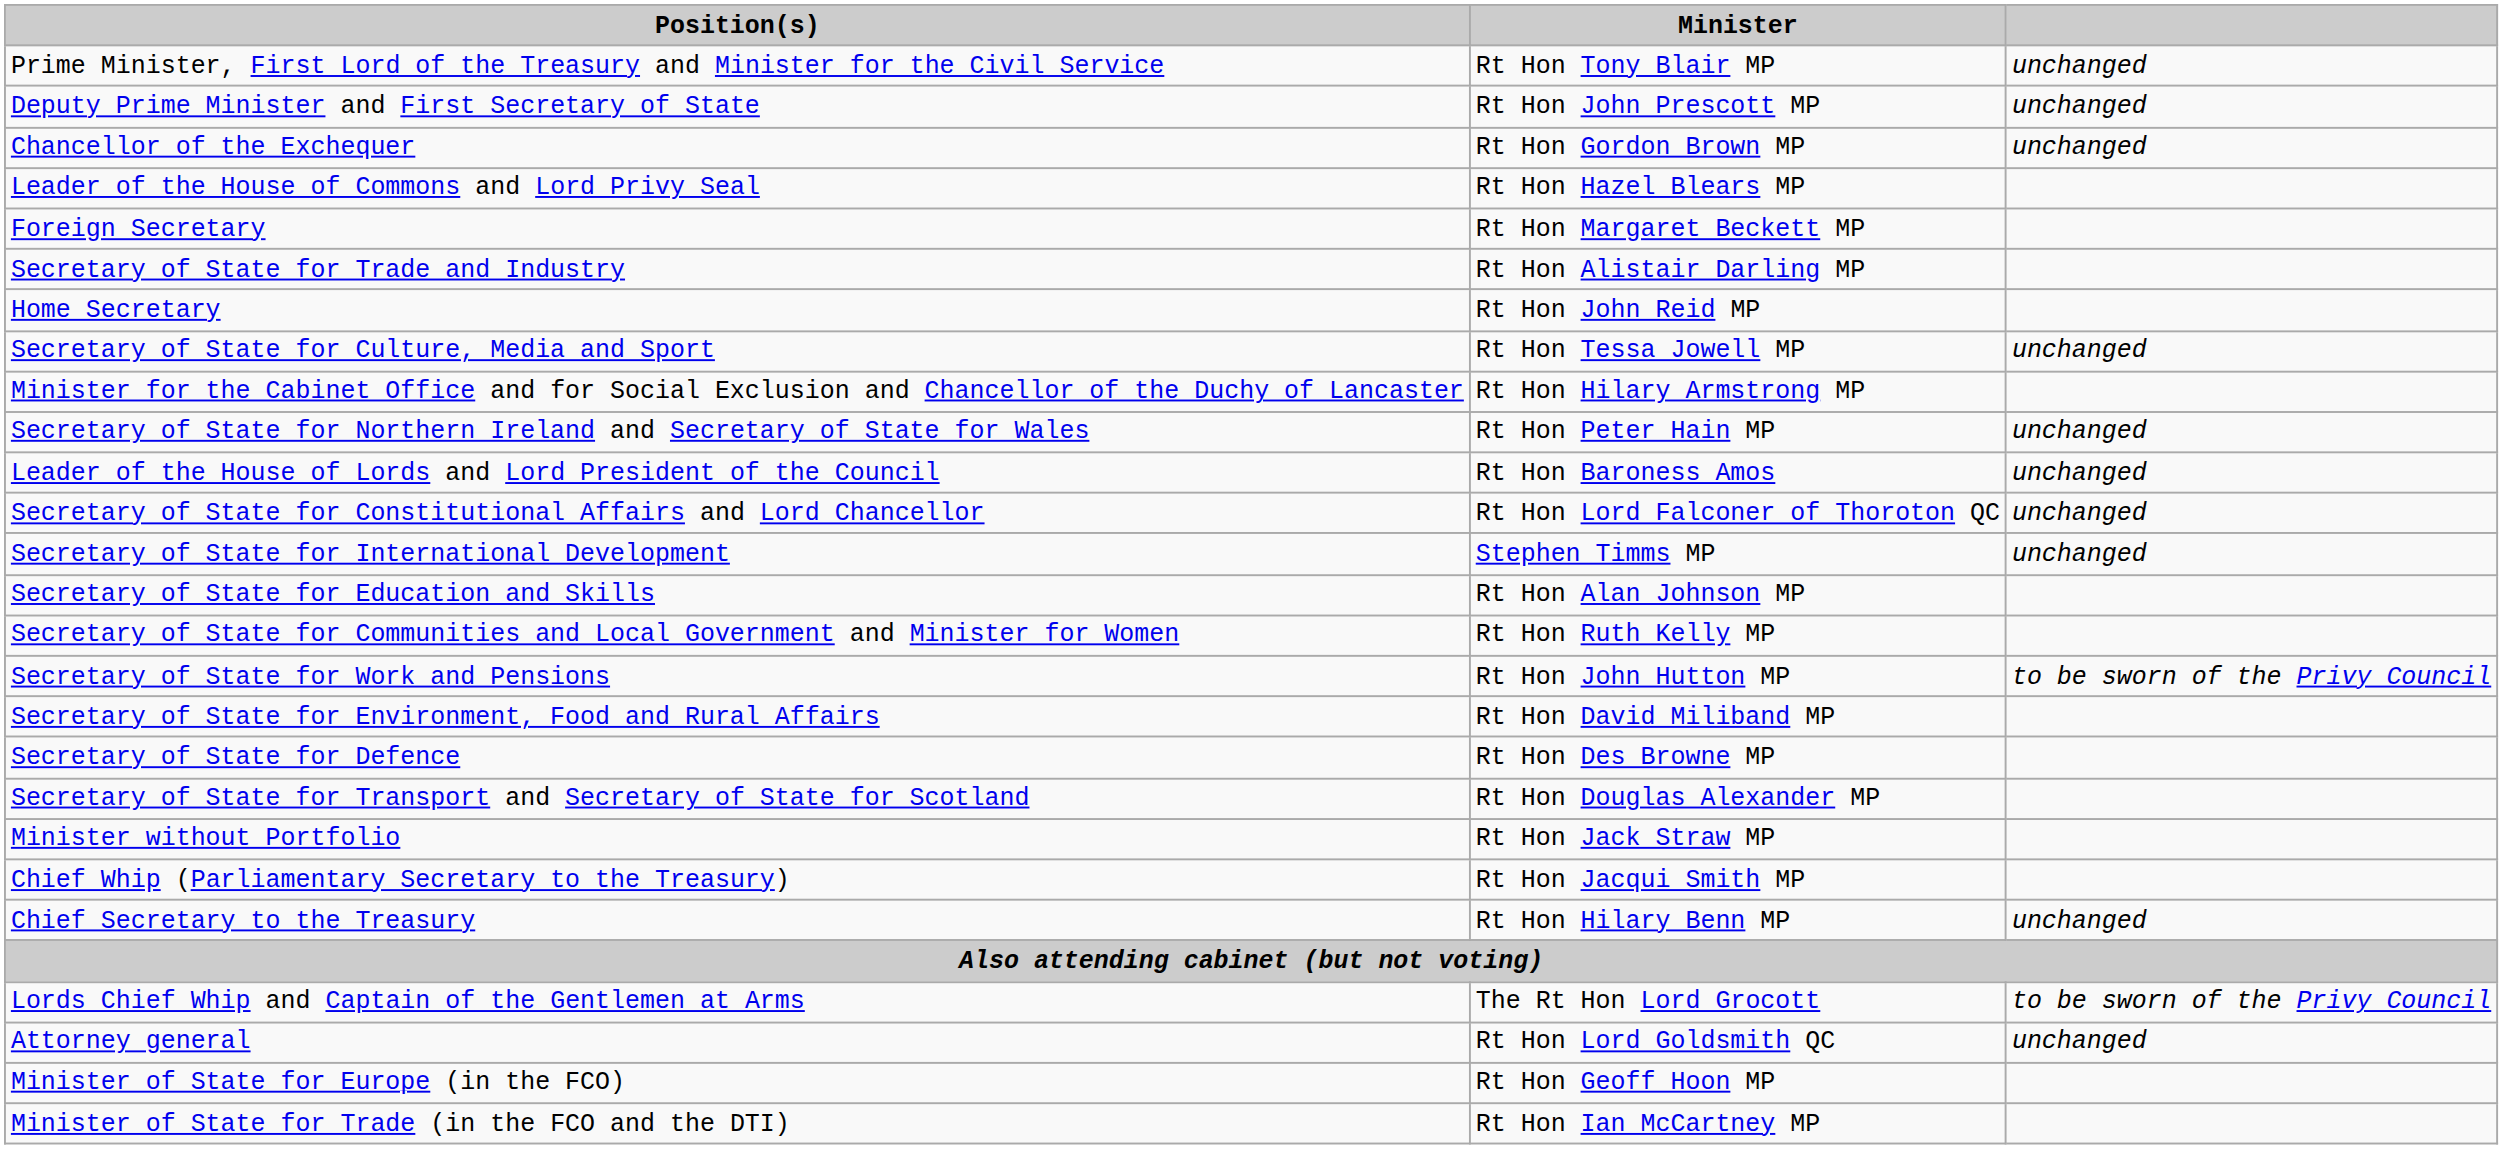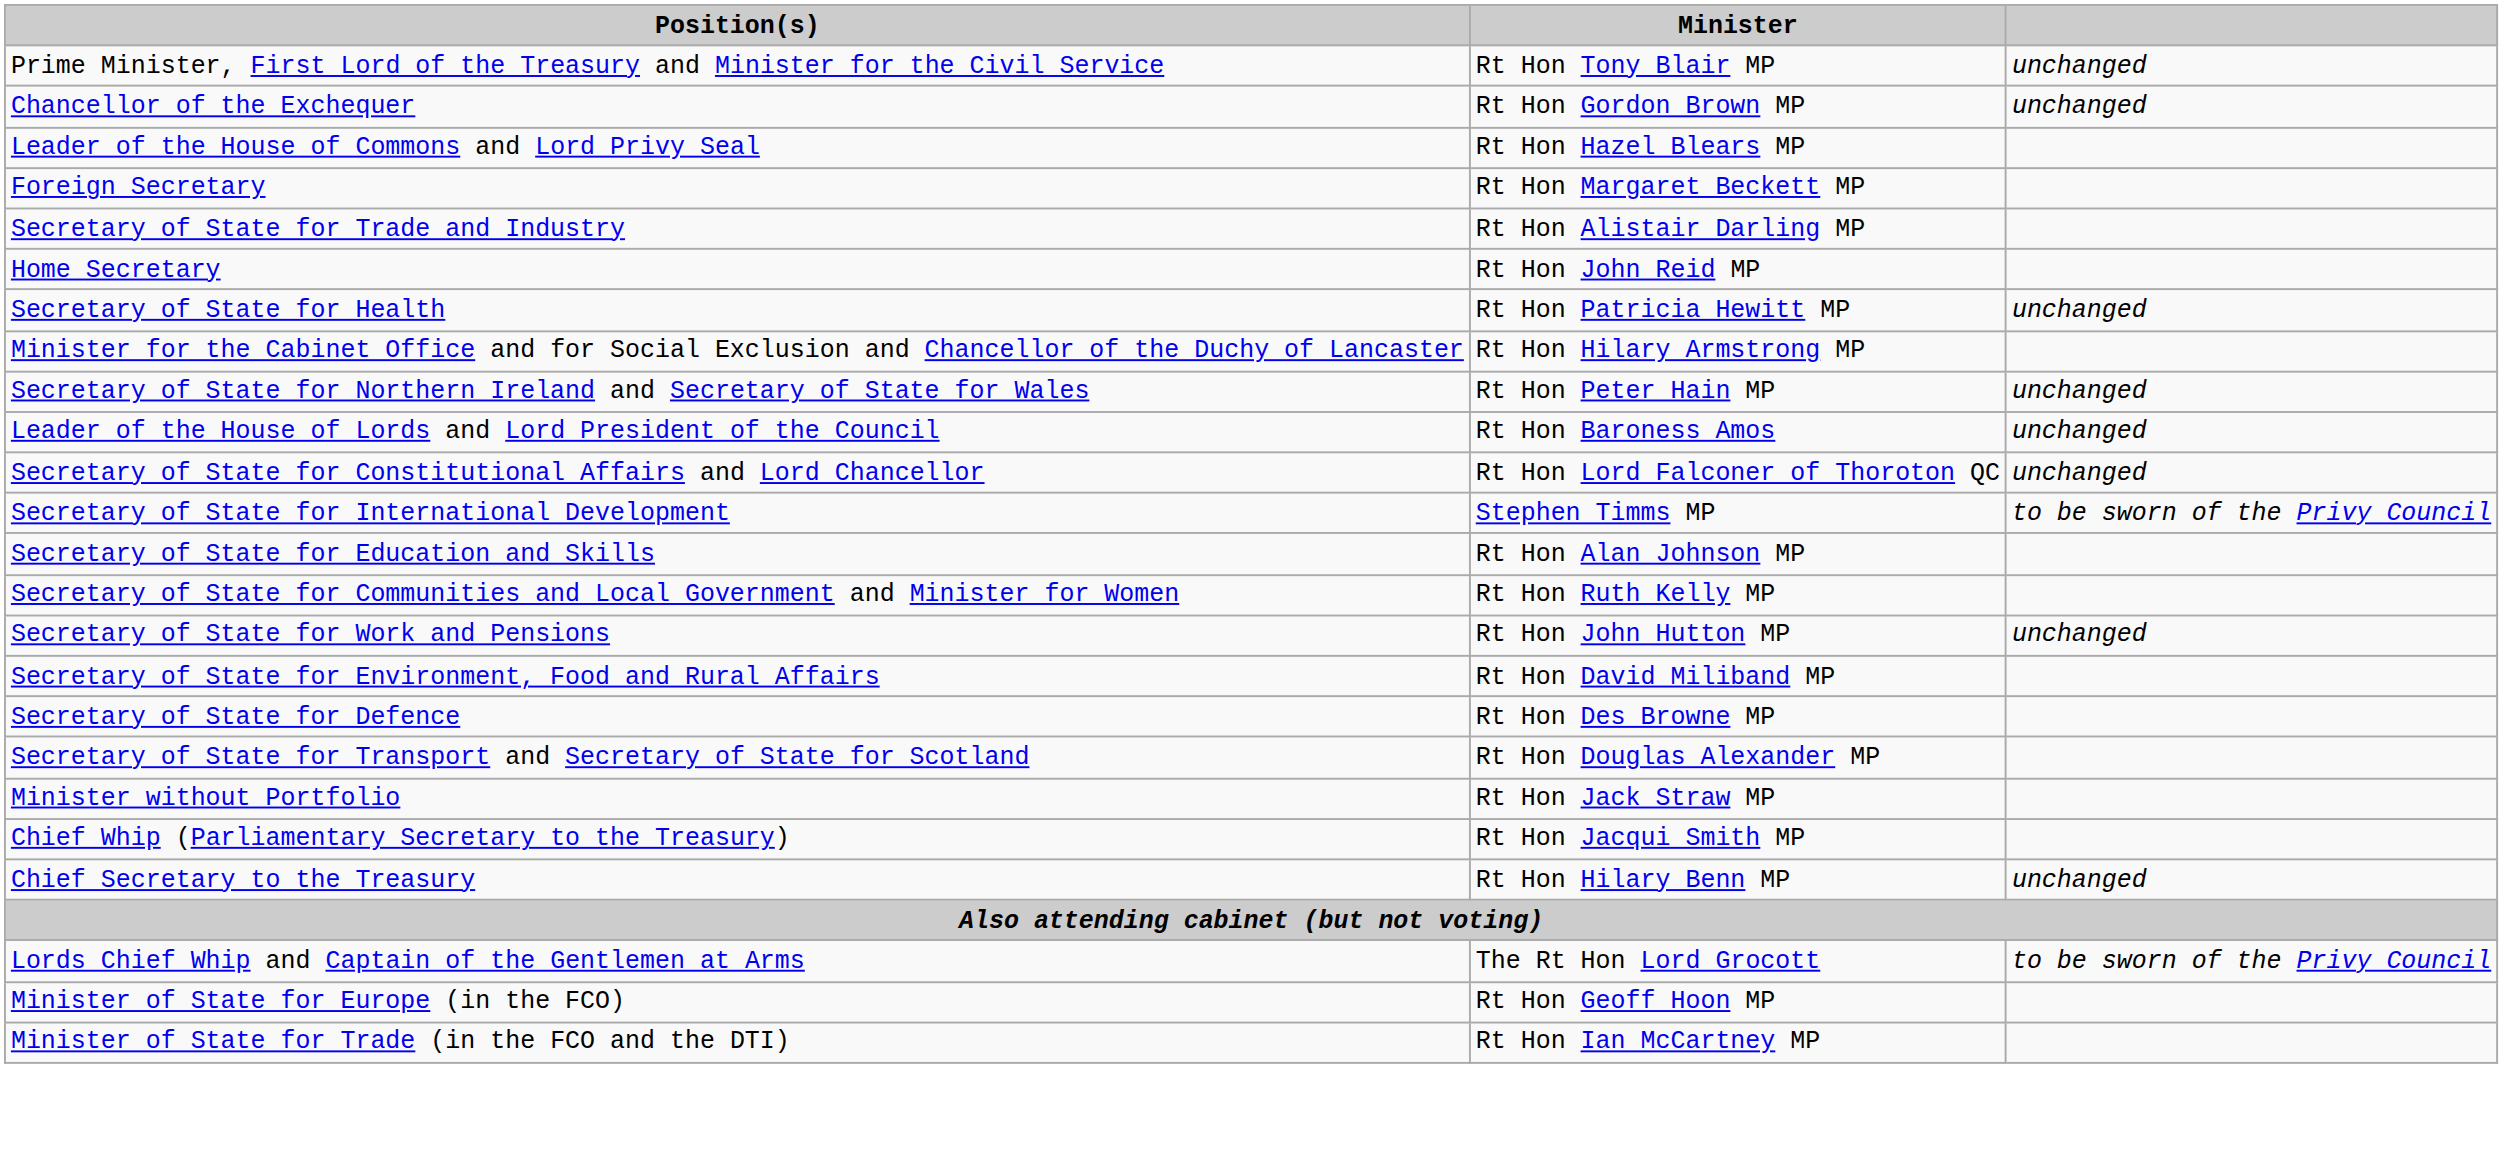- row: (385, 107)
+ row: (228, 310)
- row: (363, 351)
(2079, 554) unchanged -> (2252, 513) to be sworn of the Privy Council
(2252, 676) to be sworn of the Privy Council -> (2079, 635) unchanged
- row: (131, 1042)
